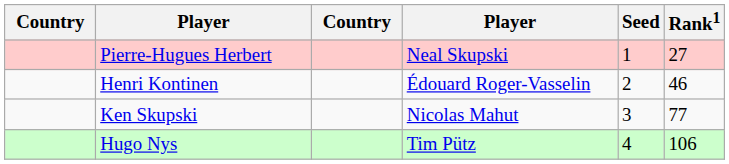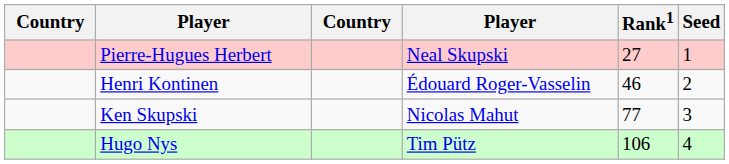columns swapped: (694, 22) <-> (641, 22)
